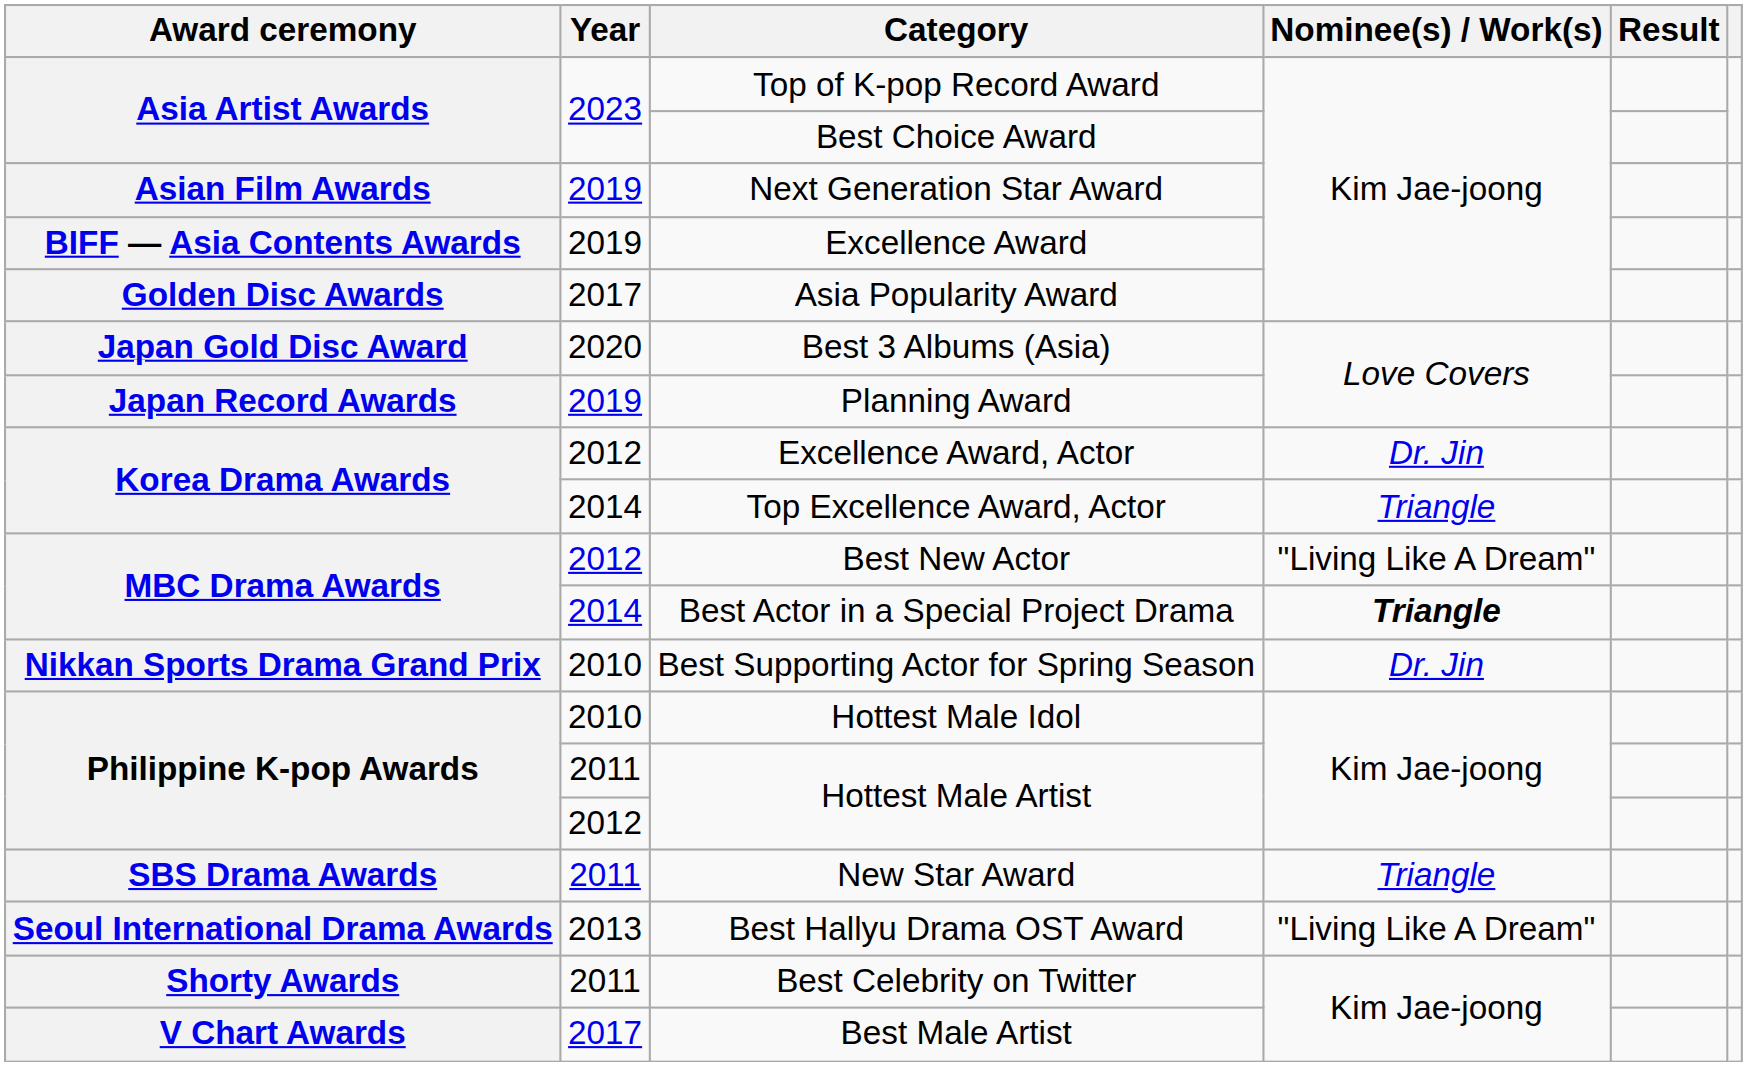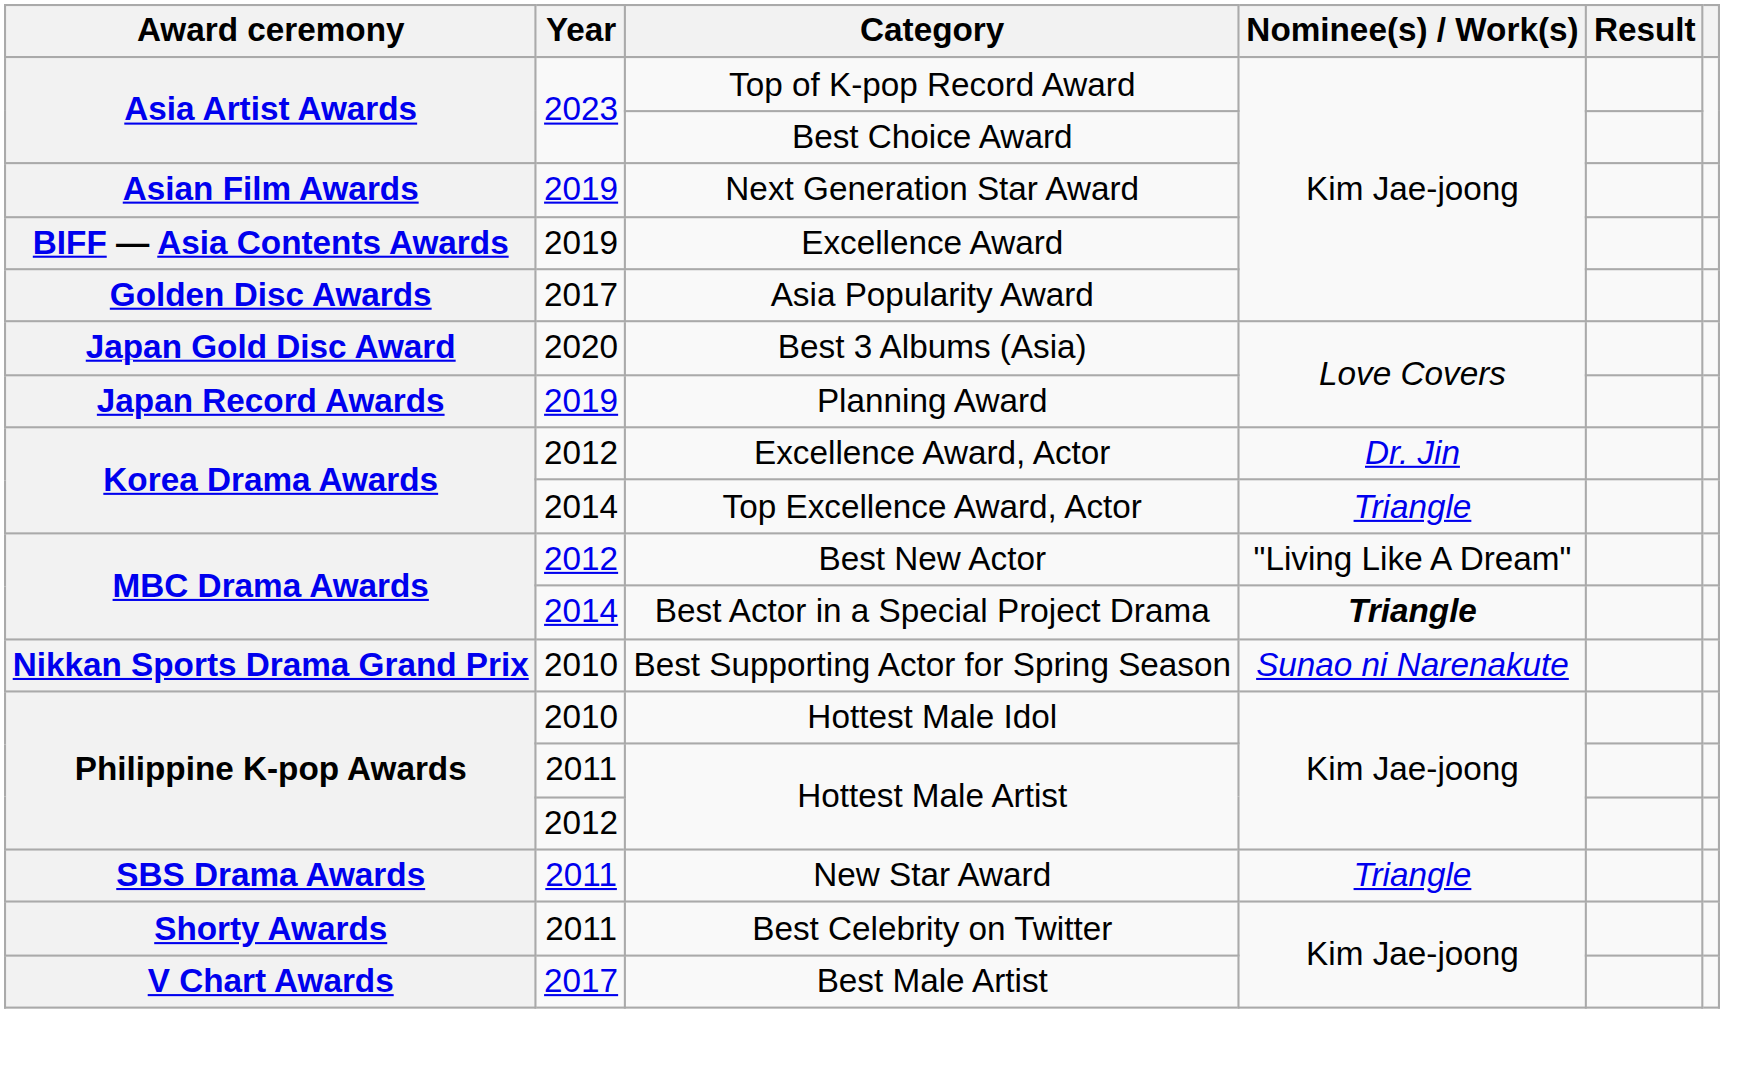(1436, 664) Dr. Jin -> (1412, 664) Sunao ni Narenakute
- row: (605, 928)
